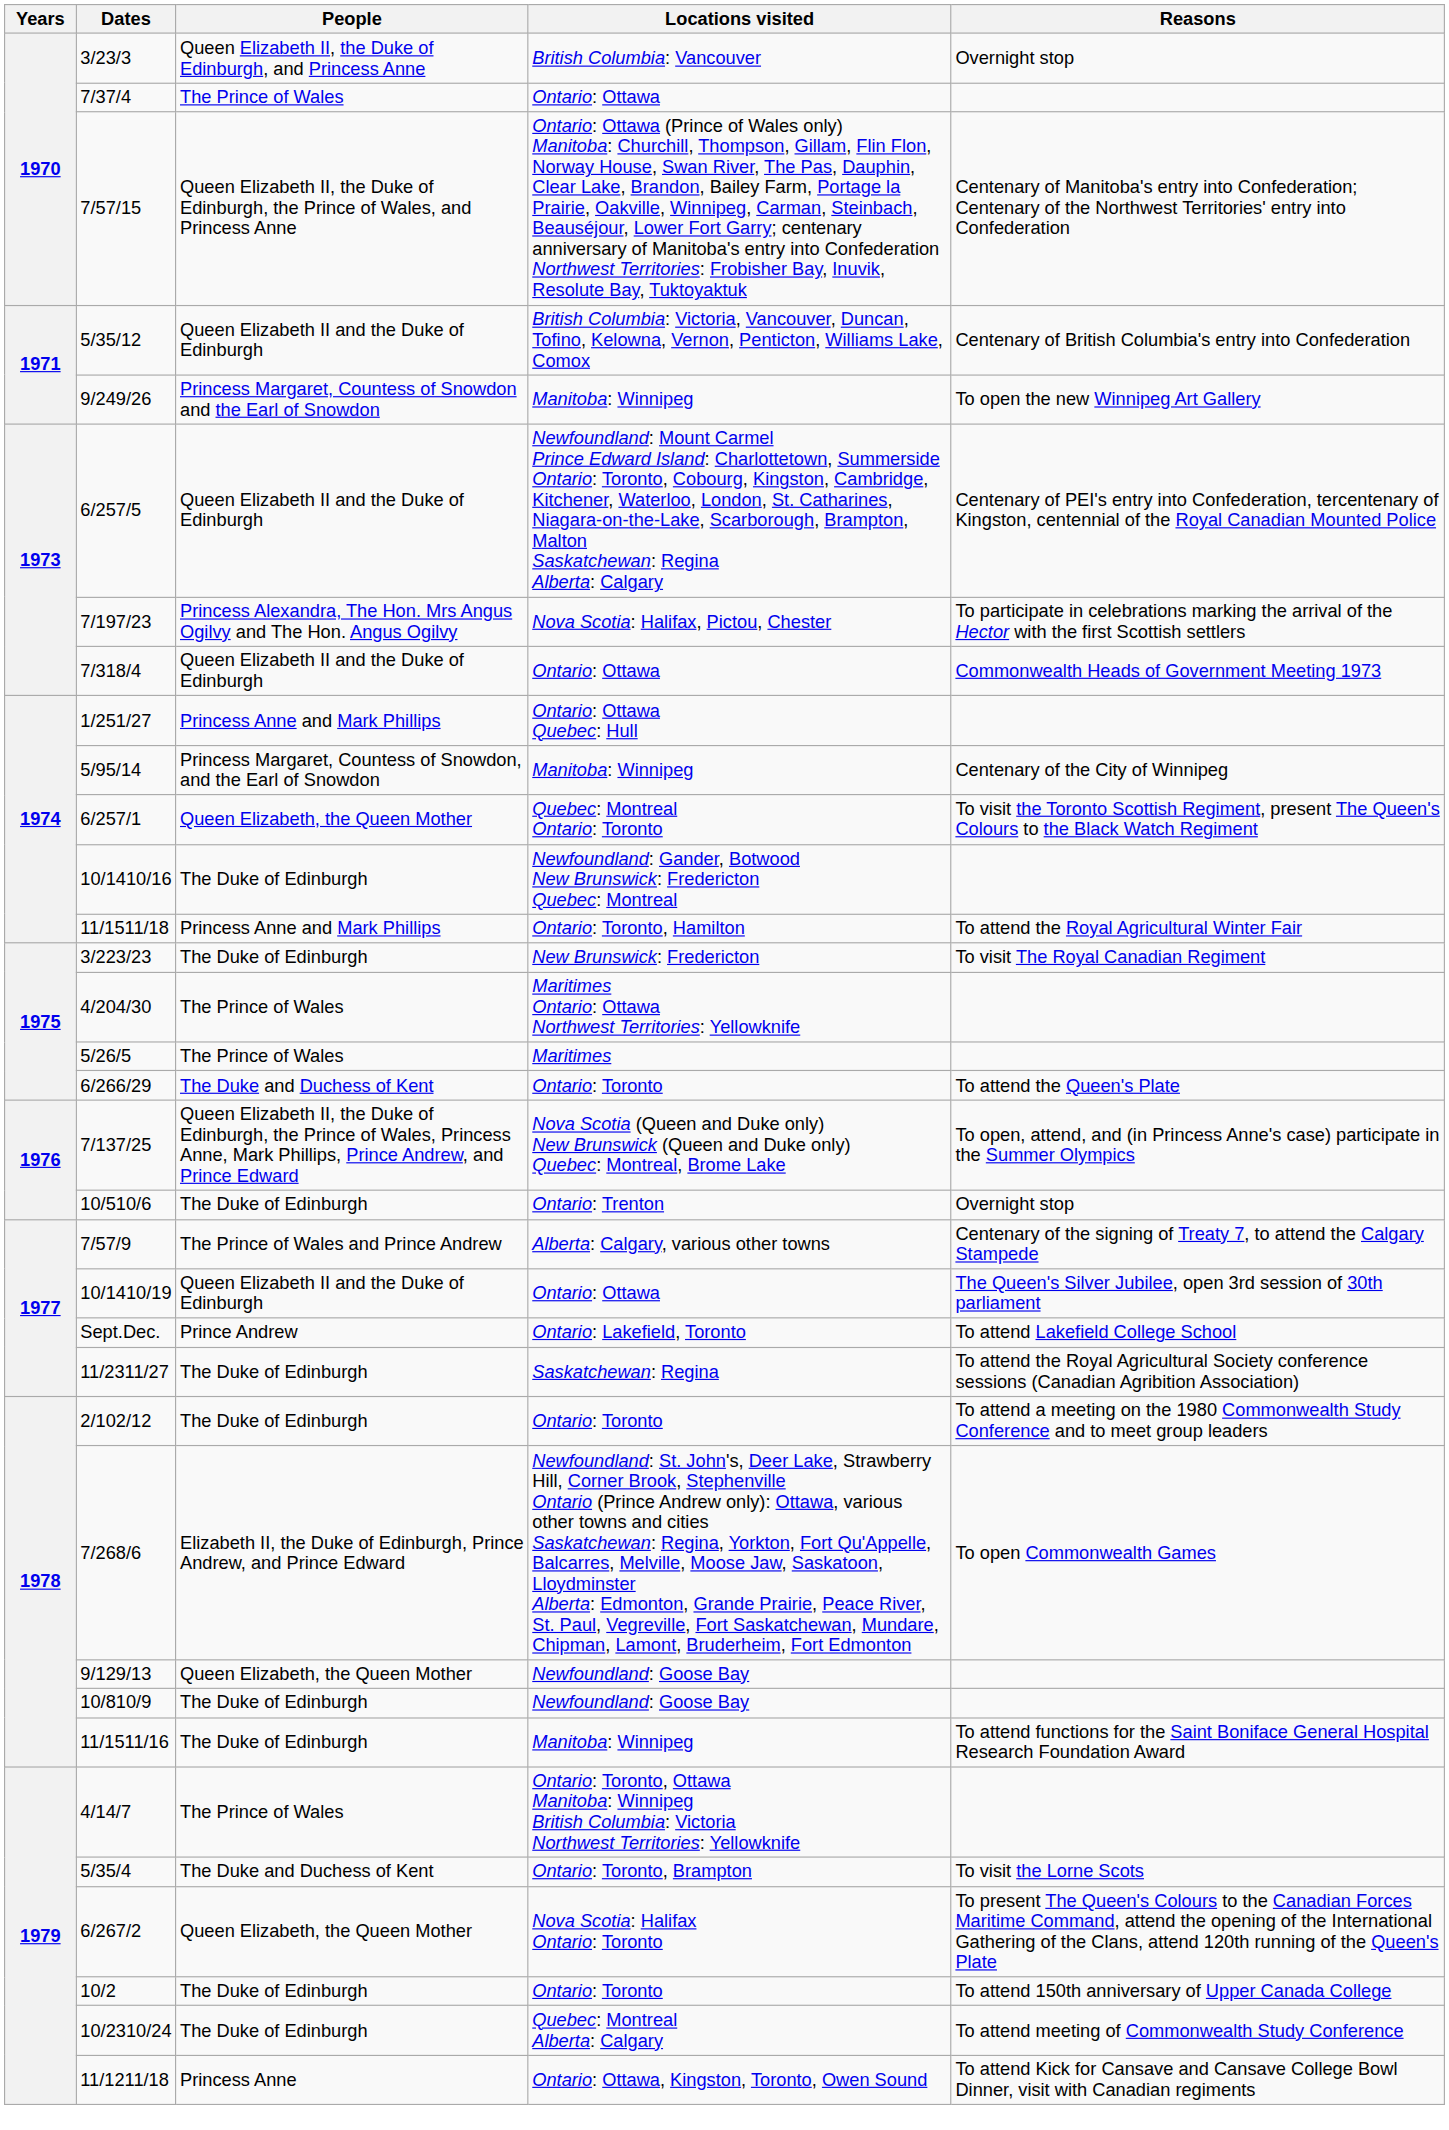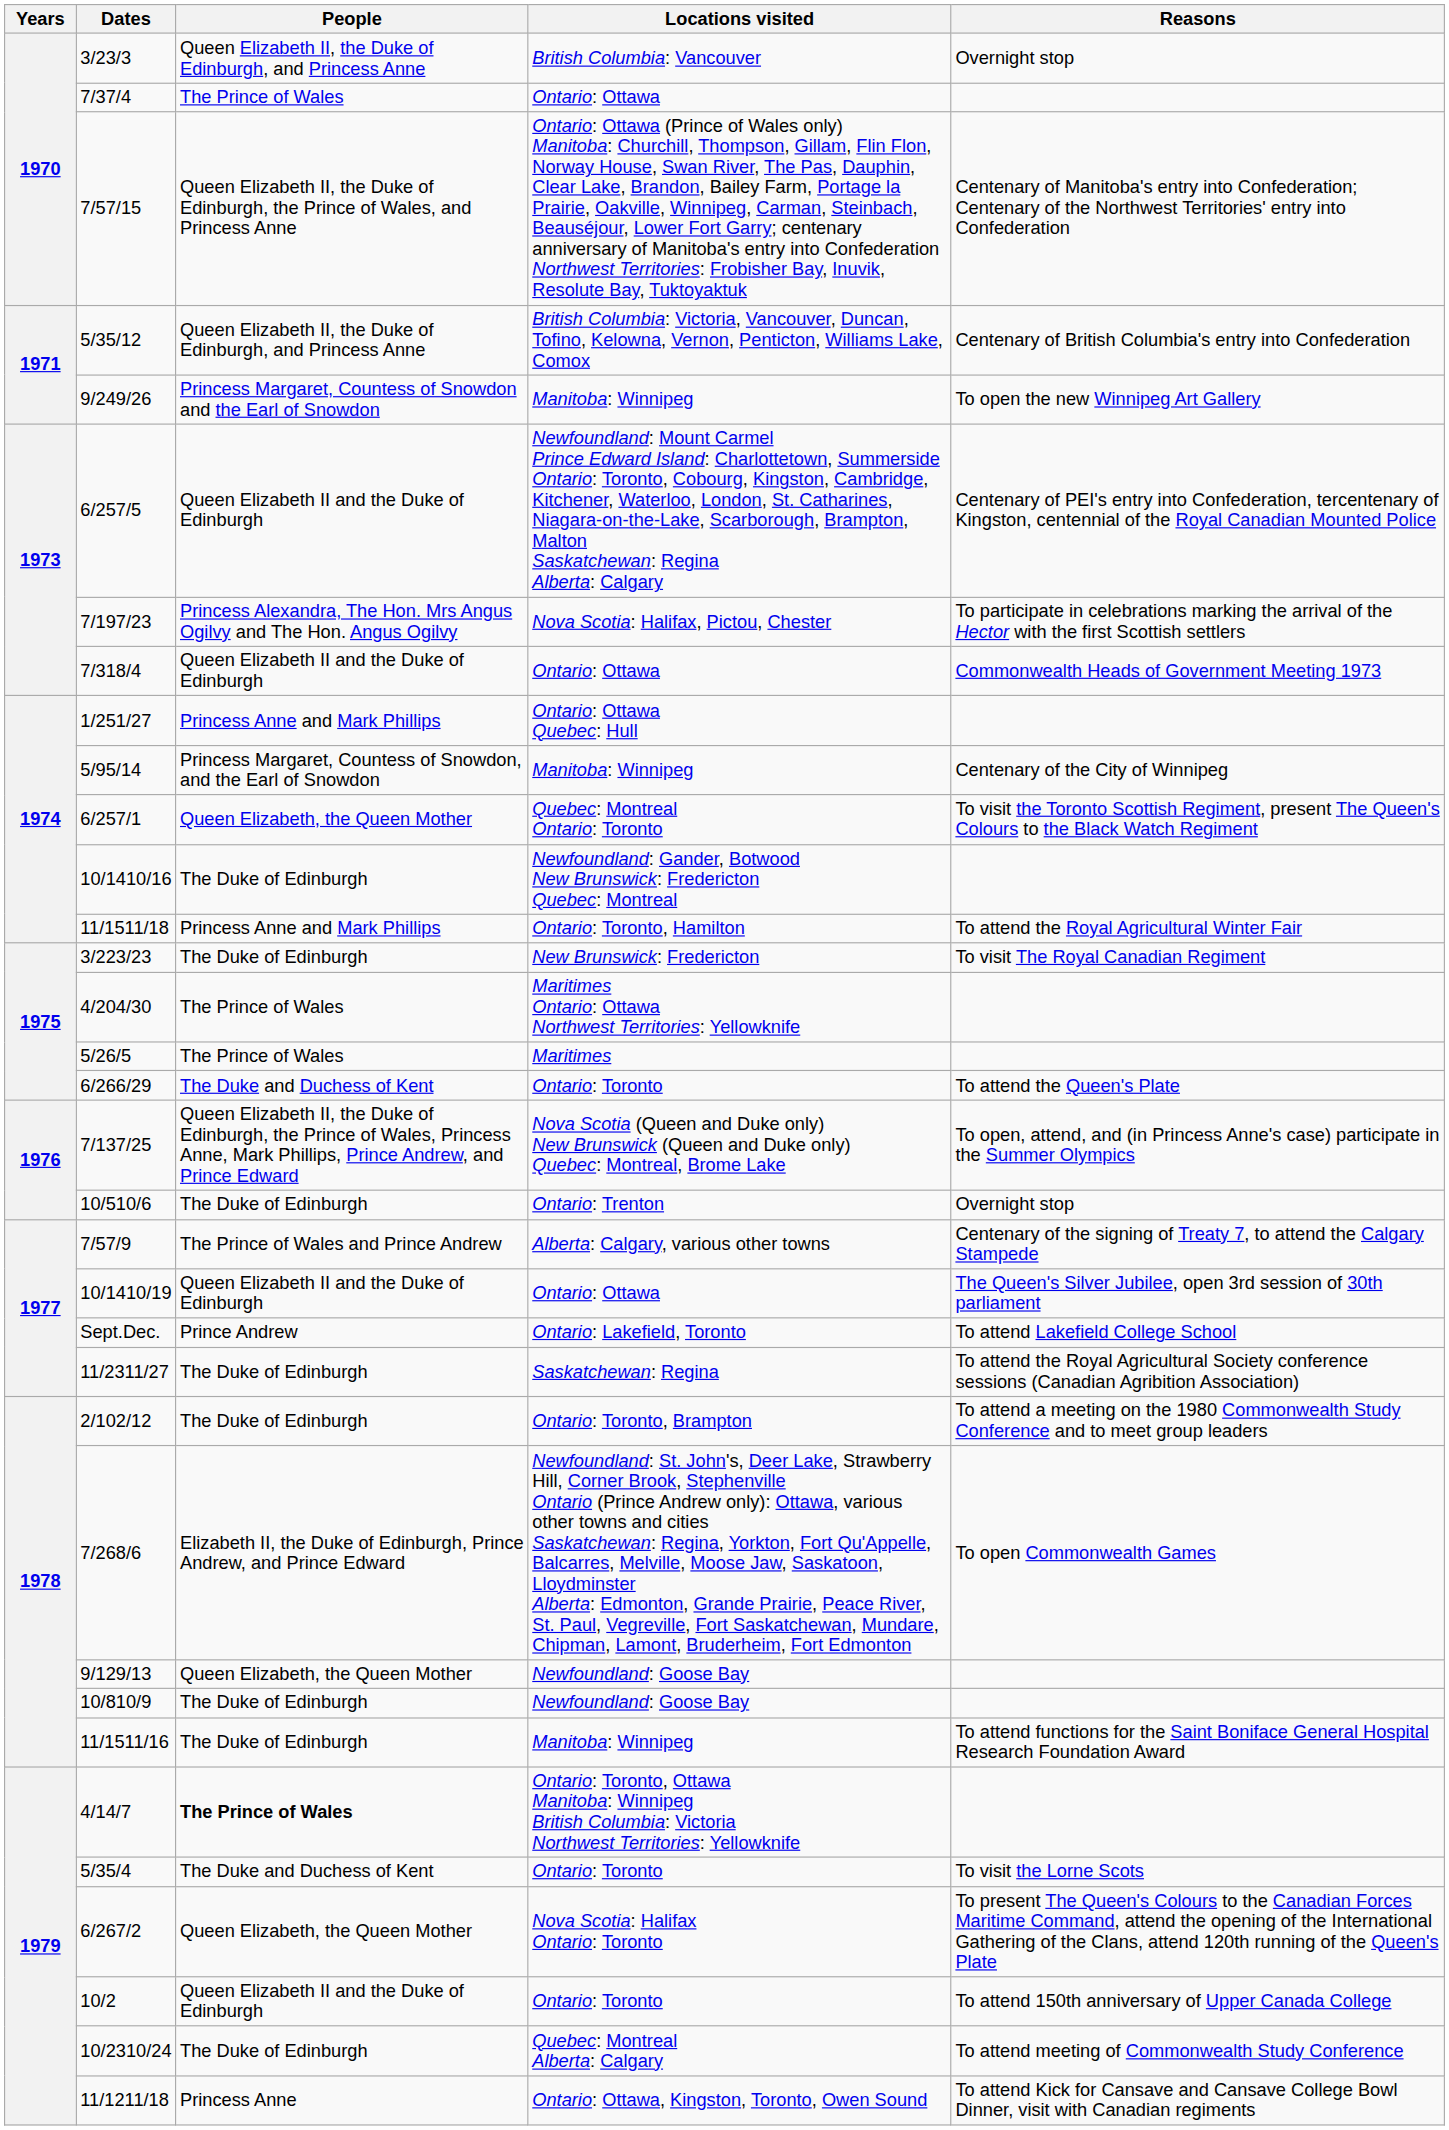(322, 339) Queen Elizabeth II and the Duke of Edinburgh -> (307, 339) Queen Elizabeth II, the Duke of Edinburgh, and Princess Anne
(597, 1421) Ontario: Toronto -> (642, 1421) Ontario: Toronto, Brampton
(262, 1812) normal -> (266, 1812) bold
(642, 1871) Ontario: Toronto, Brampton -> (597, 1871) Ontario: Toronto
(274, 1991) The Duke of Edinburgh -> (322, 2001) Queen Elizabeth II and the Duke of Edinburgh
